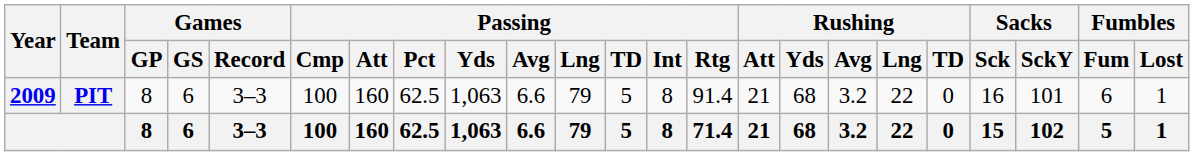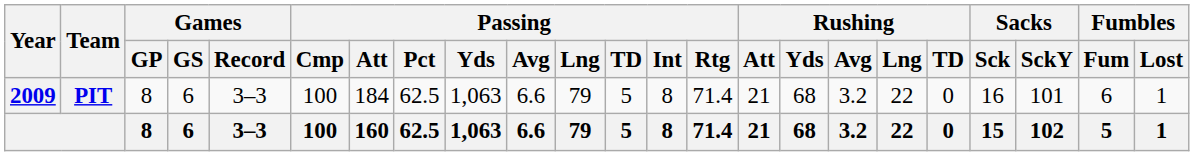(372, 95) 160 -> (372, 95) 184
(712, 95) 91.4 -> (712, 95) 71.4
